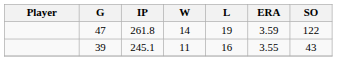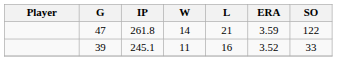(227, 30) 19 -> (227, 30) 21
(269, 47) 3.55 -> (269, 47) 3.52
(311, 47) 43 -> (311, 47) 33
